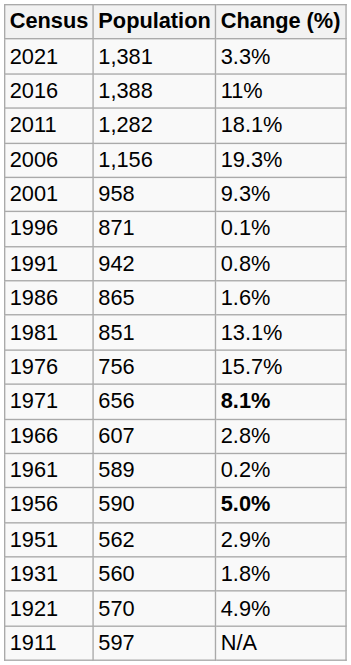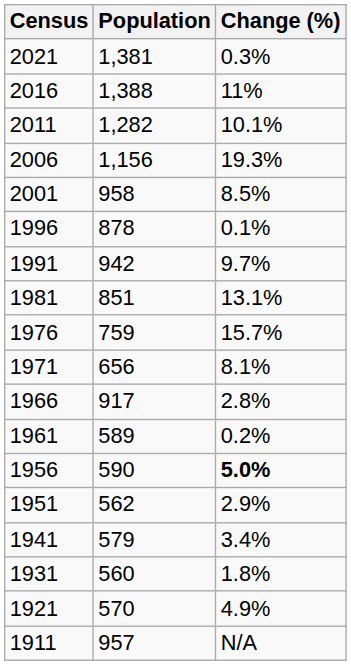(246, 56) 3.3% -> (246, 56) 0.3%
(252, 125) 18.1% -> (252, 125) 10.1%
(246, 194) 9.3% -> (246, 194) 8.5%
(116, 228) 871 -> (116, 228) 878
(246, 263) 0.8% -> (246, 263) 9.7%
- row: (34, 297)
(116, 366) 756 -> (116, 332) 759
(246, 401) bold -> (246, 366) normal
(116, 435) 607 -> (116, 401) 917
+ row: (34, 539)
(116, 642) 597 -> (116, 642) 957
